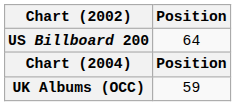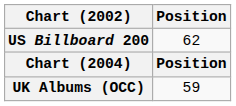(191, 40) 64 -> (191, 40) 62
